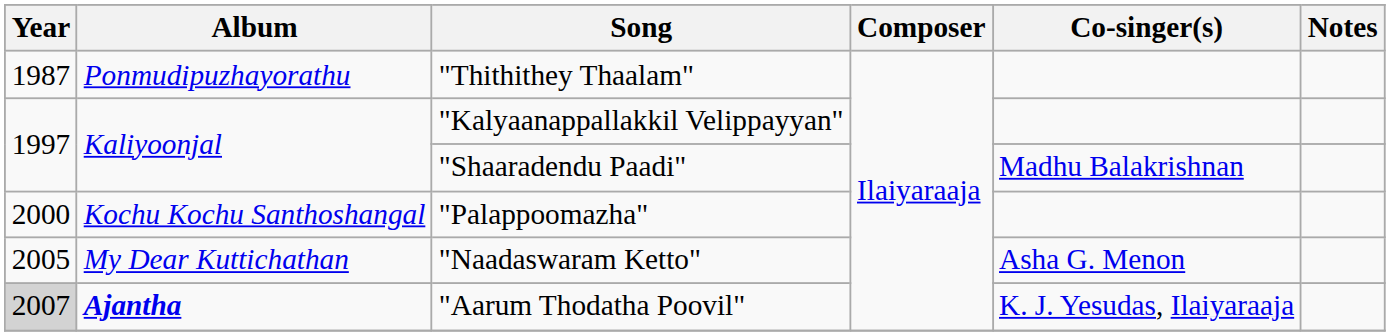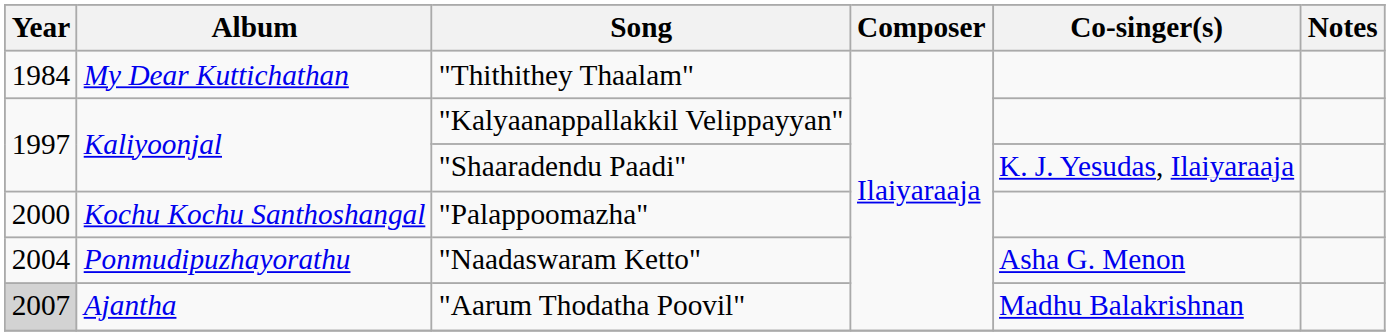(41, 74) 1987 -> (41, 74) 1984
(217, 74) Ponmudipuzhayorathu -> (216, 74) My Dear Kuttichathan
(1121, 167) Madhu Balakrishnan -> (1147, 167) K. J. Yesudas, Ilaiyaraaja
(41, 259) 2005 -> (41, 259) 2004
(216, 259) My Dear Kuttichathan -> (217, 259) Ponmudipuzhayorathu
(133, 306) bold -> (130, 306) normal
(1147, 306) K. J. Yesudas, Ilaiyaraaja -> (1121, 306) Madhu Balakrishnan
